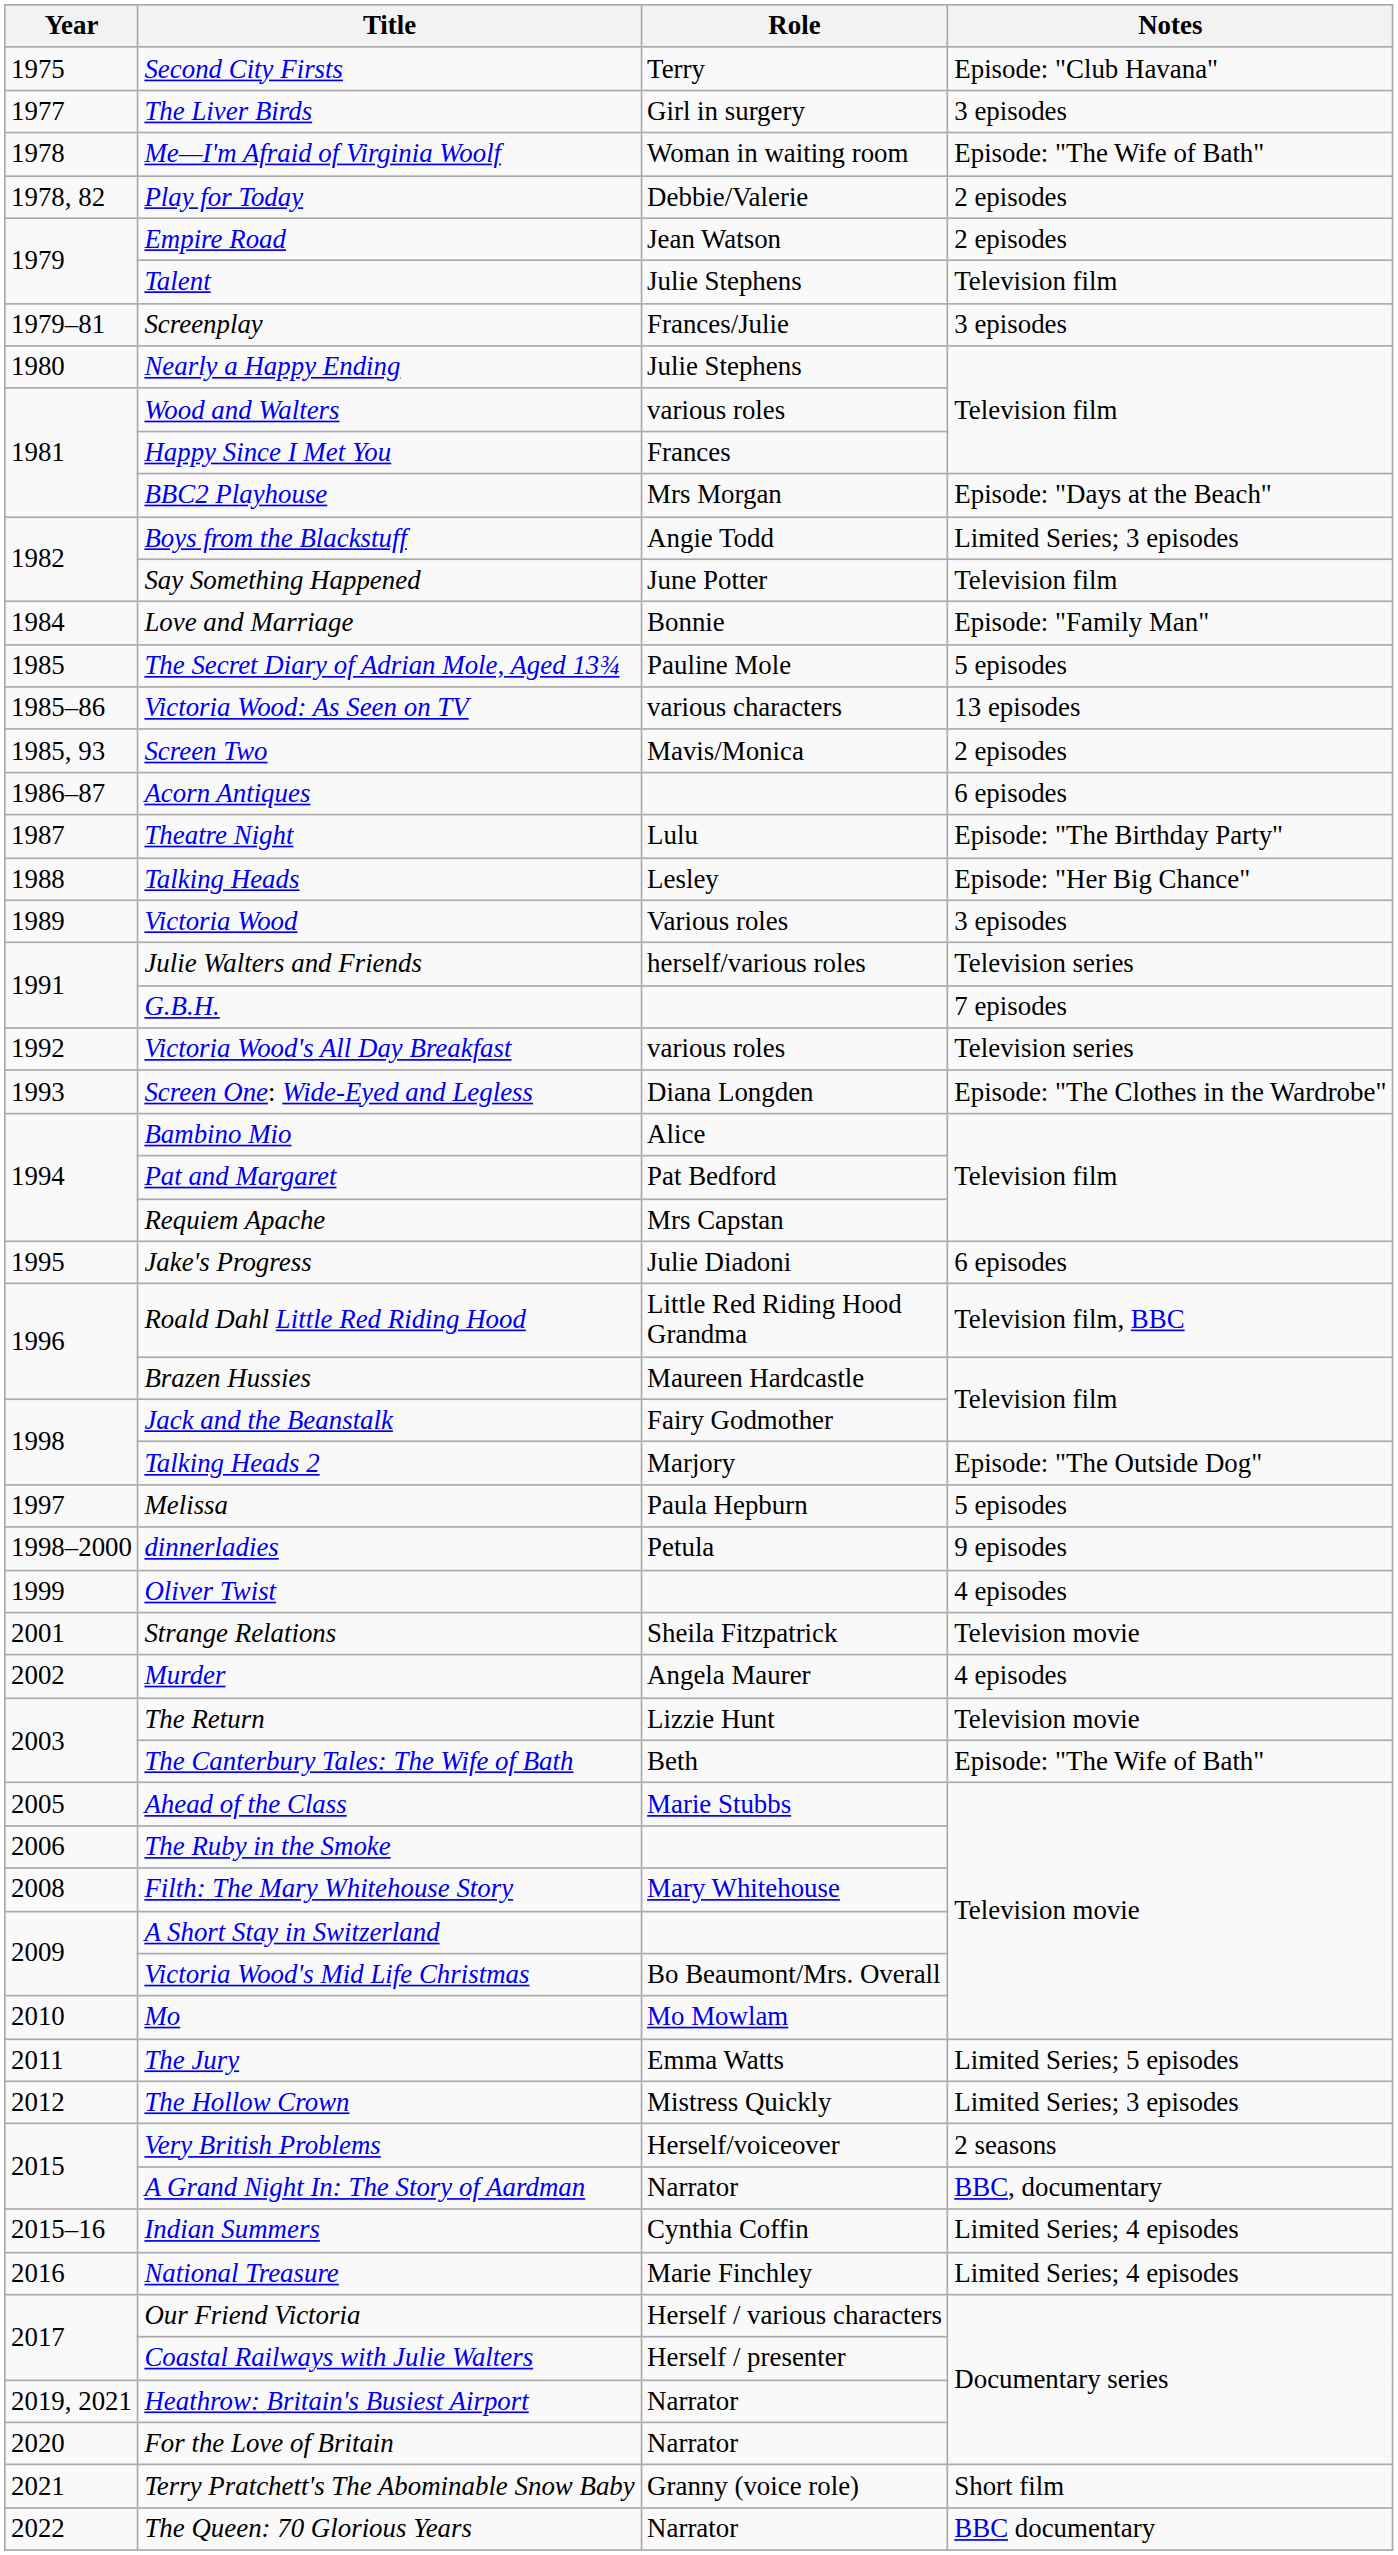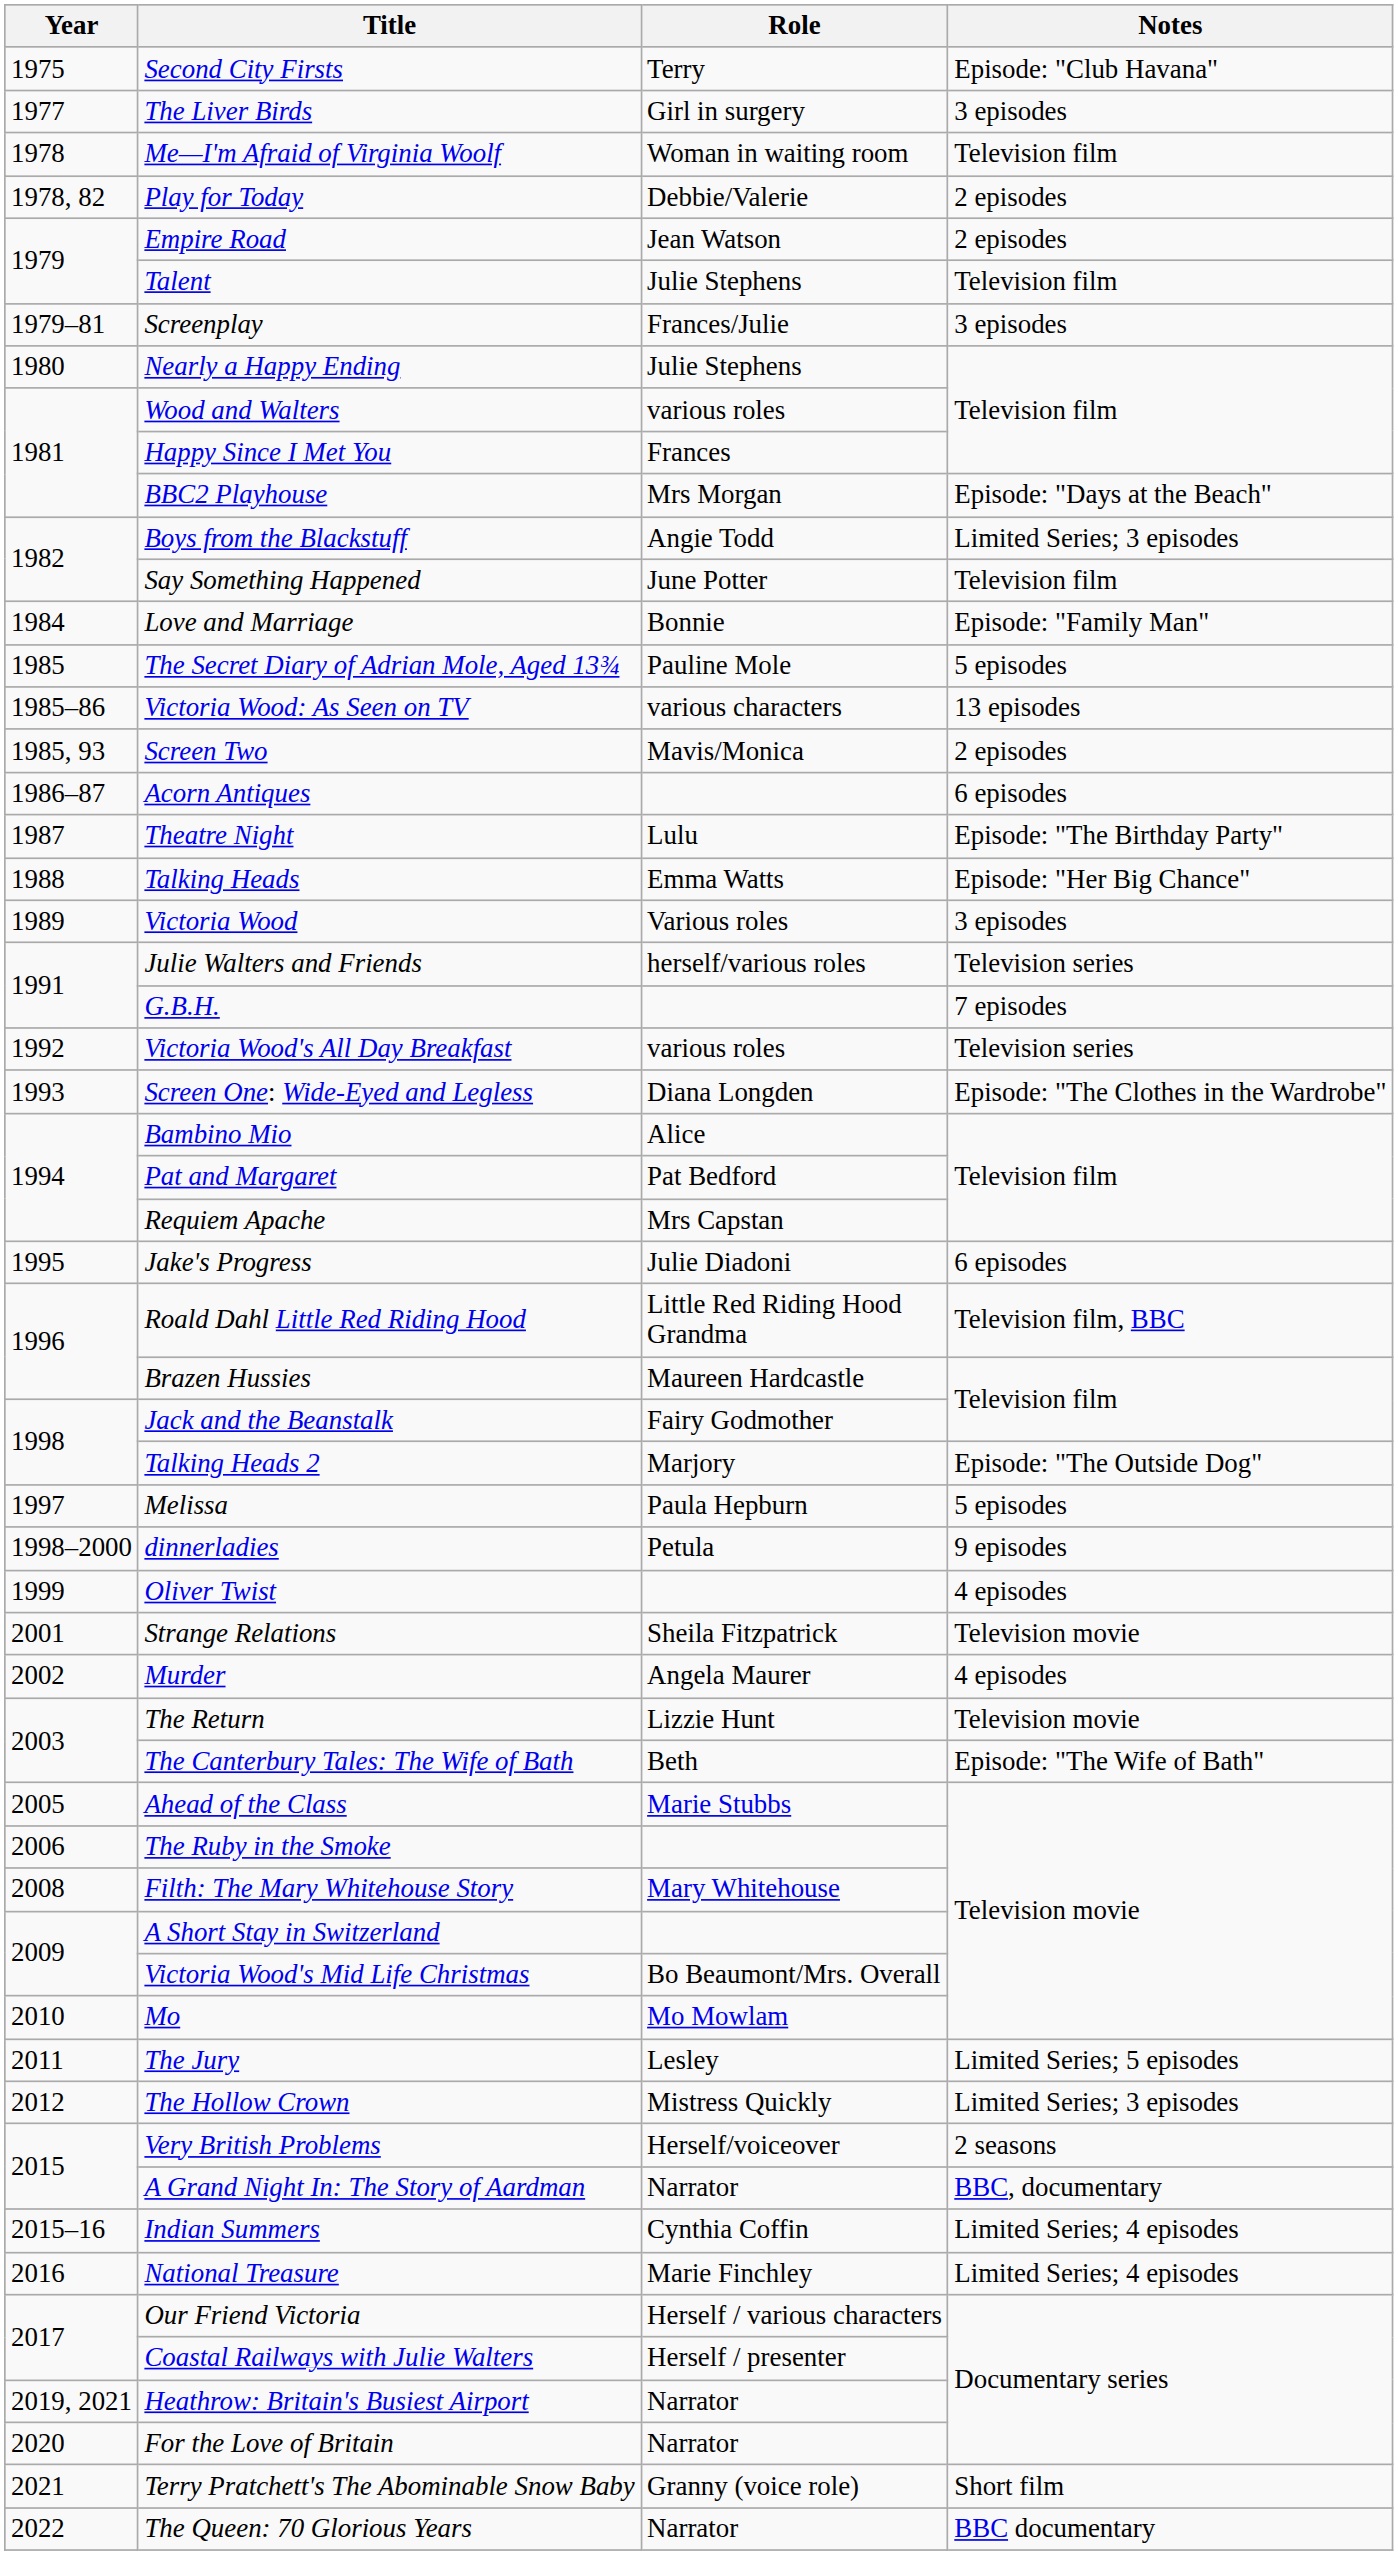(1109, 153) Episode: "The Wife of Bath" -> (1036, 153) Television film
(683, 878) Lesley -> (716, 878) Emma Watts
(716, 2059) Emma Watts -> (683, 2059) Lesley
